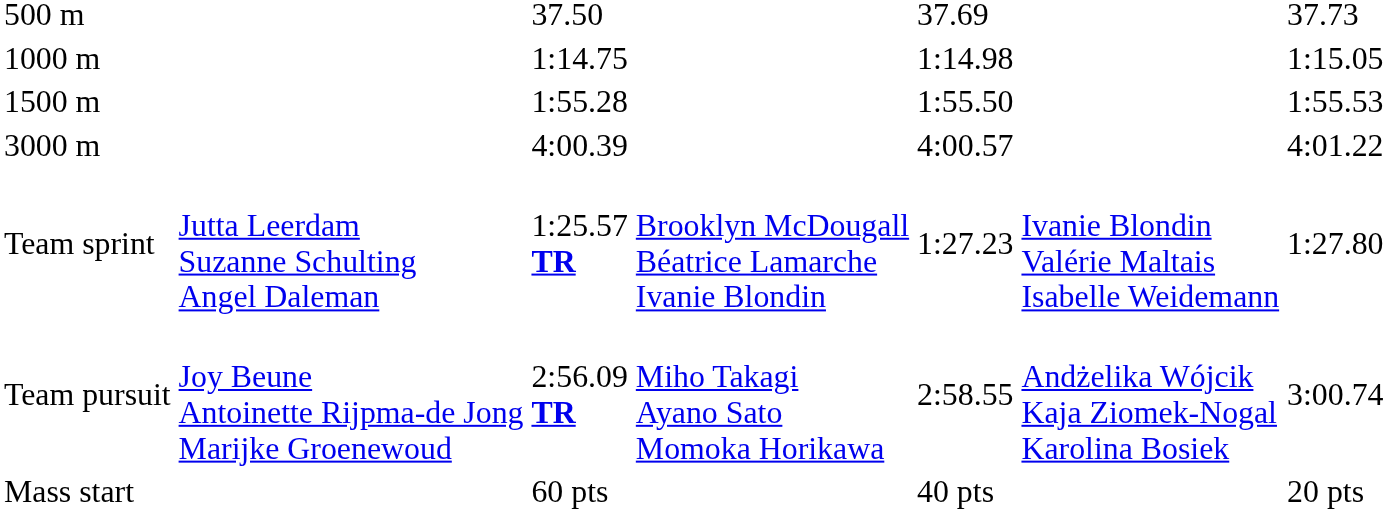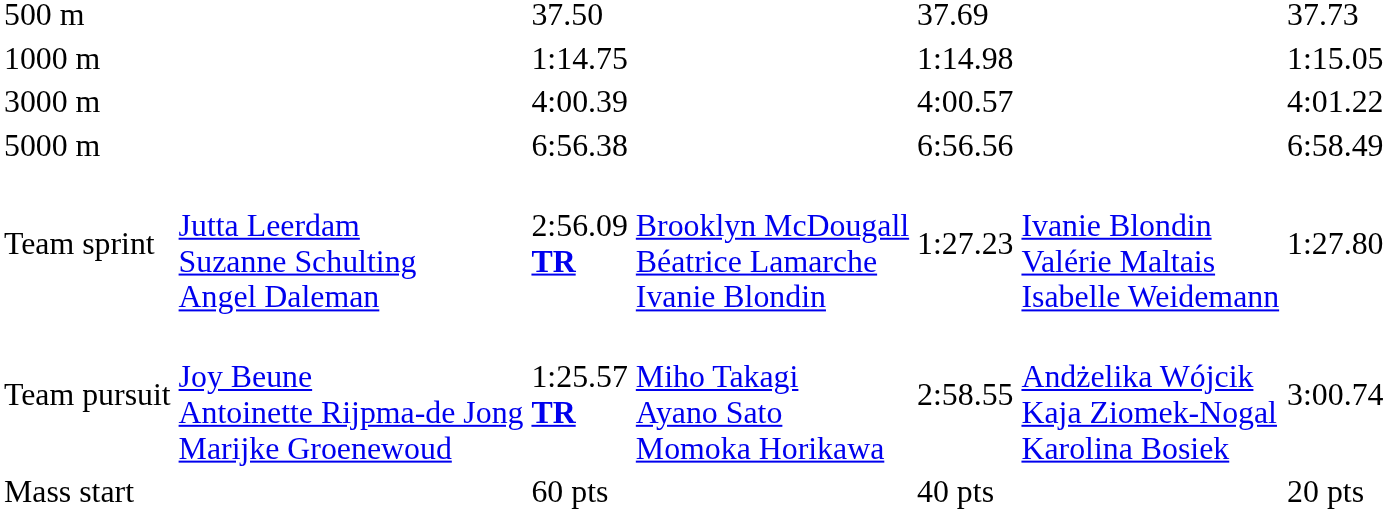- row: (52, 101)
+ row: (52, 145)
(580, 243) 1:25.57 TR -> (580, 243) 2:56.09 TR
(580, 394) 2:56.09 TR -> (580, 394) 1:25.57 TR
